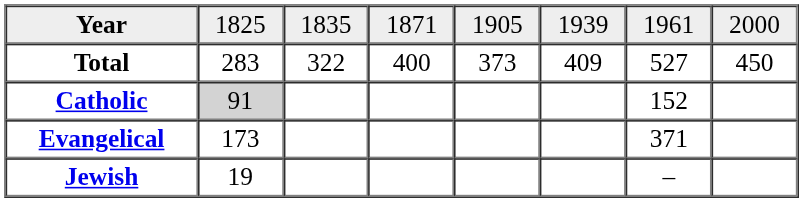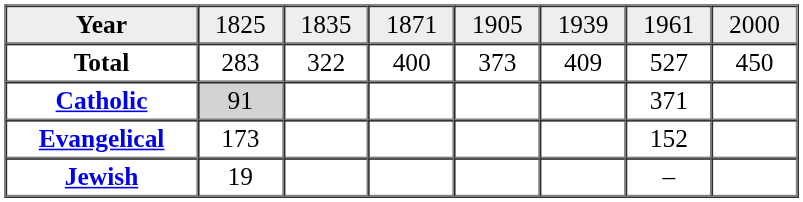(669, 100) 152 -> (669, 100) 371
(669, 138) 371 -> (669, 138) 152
